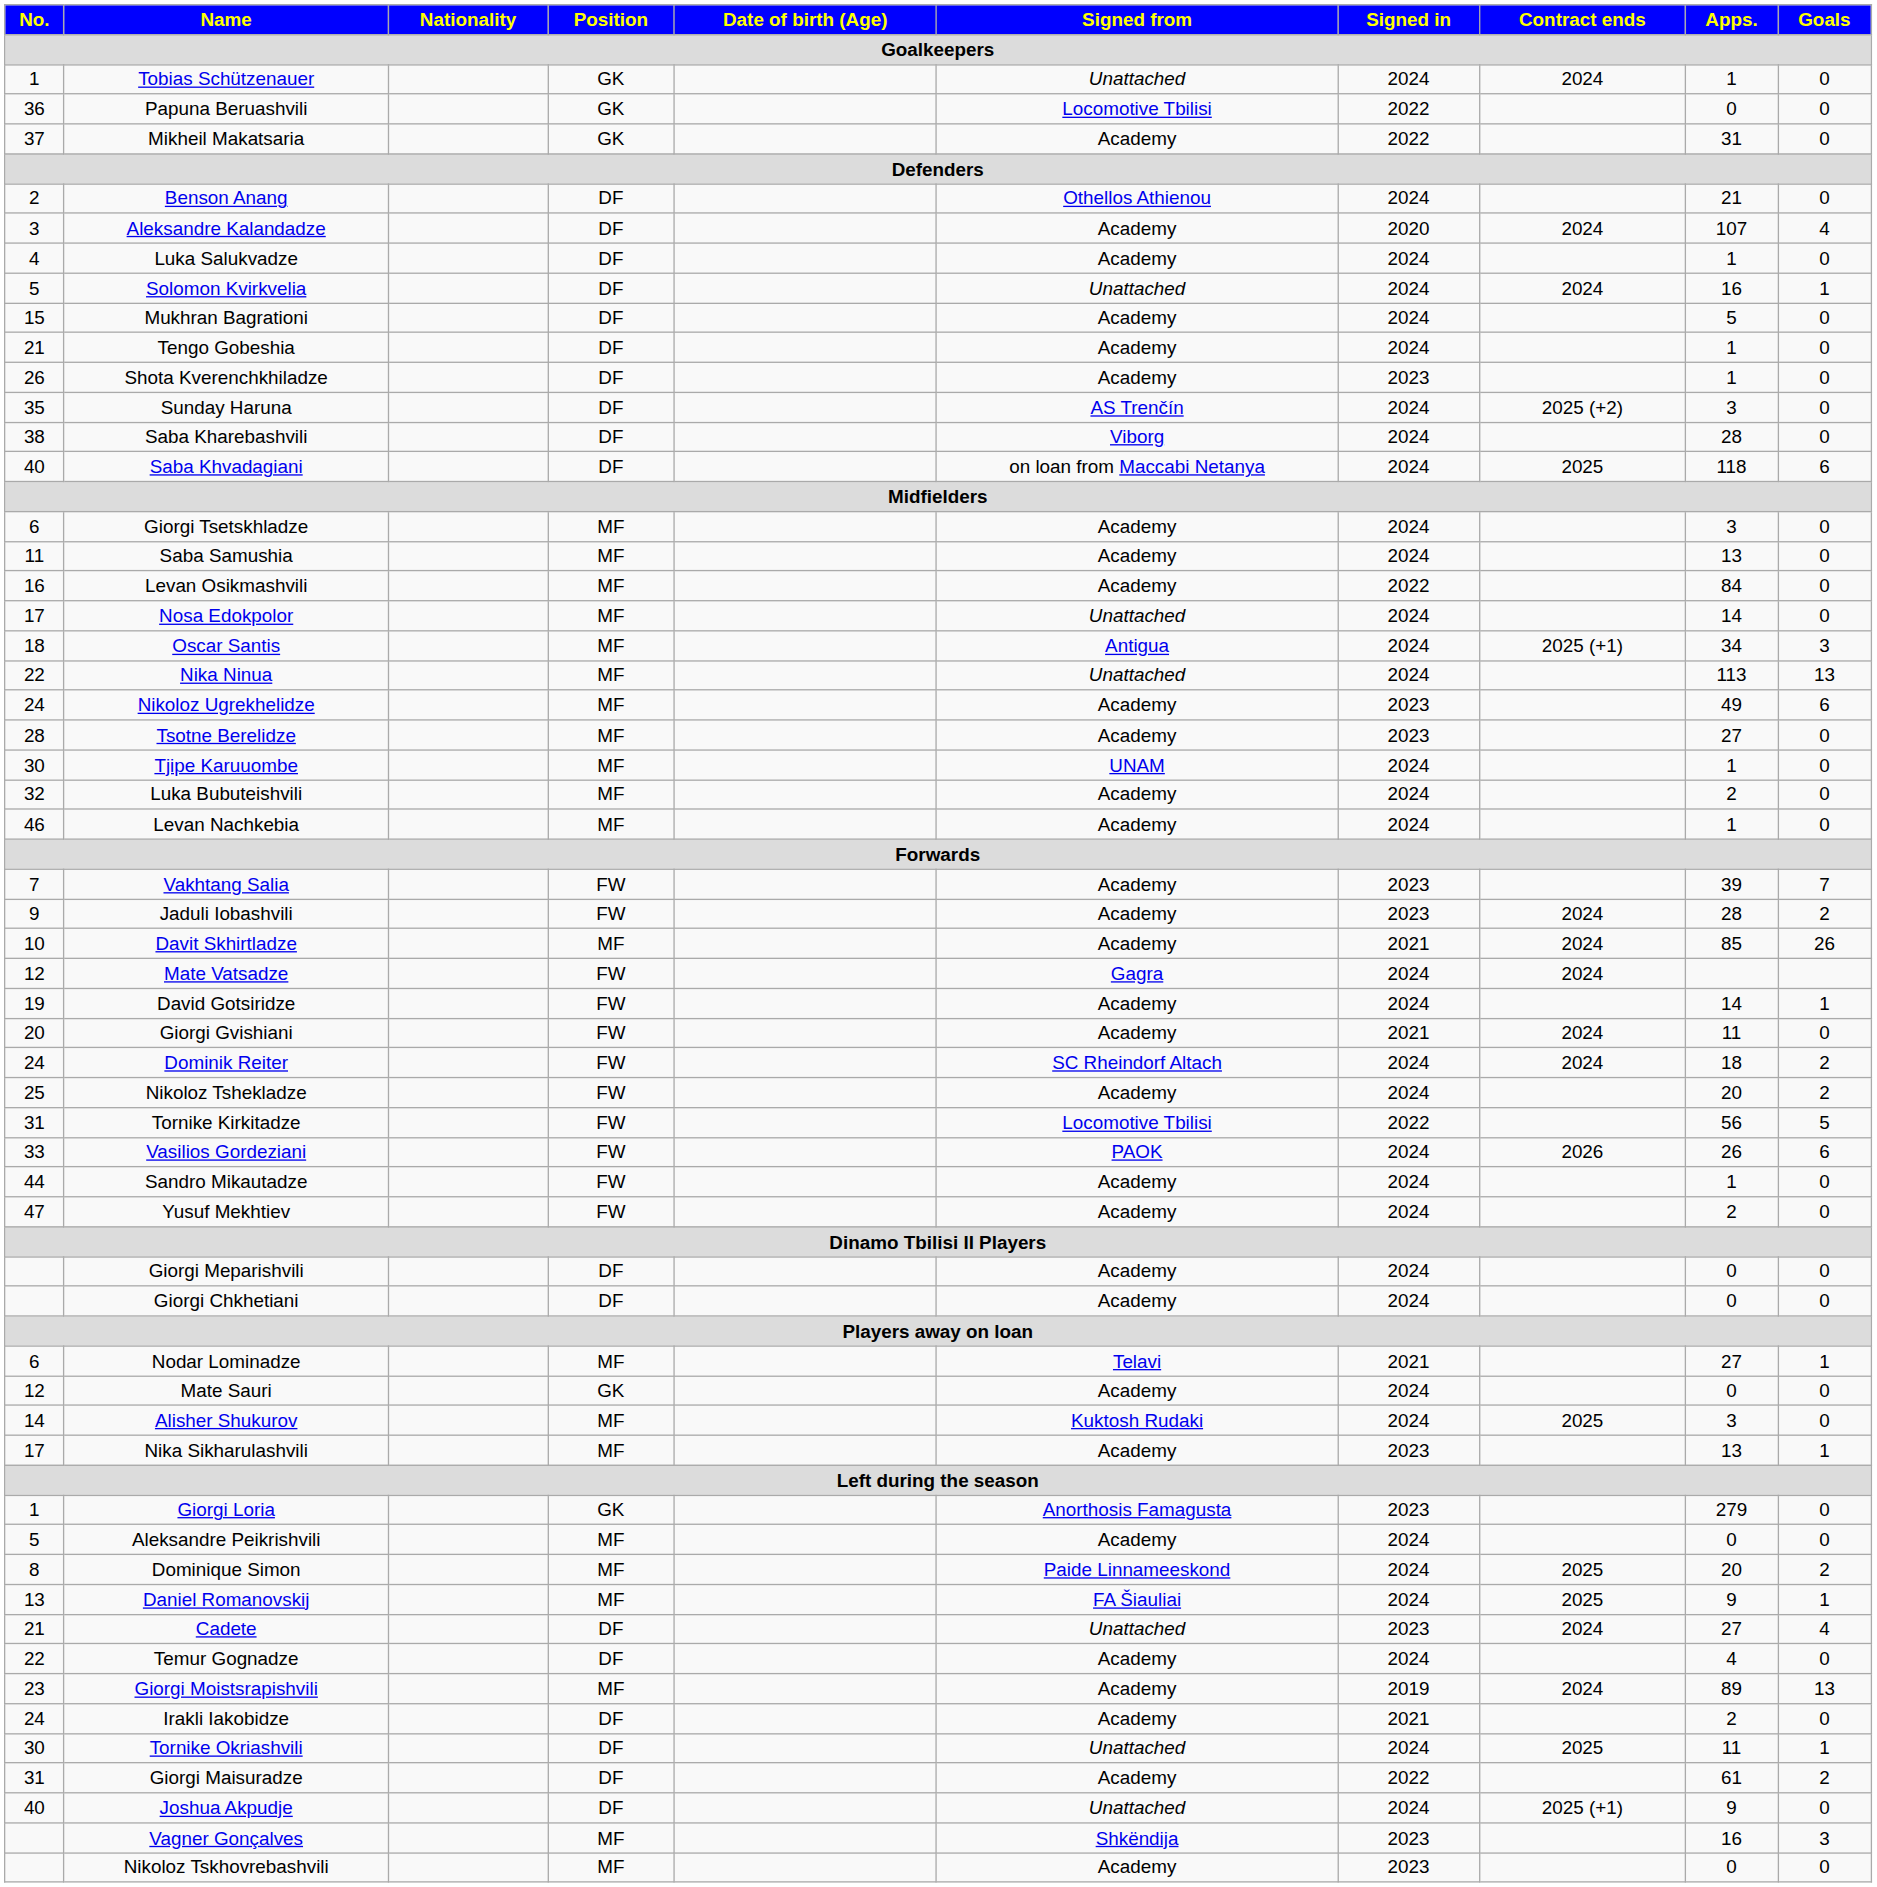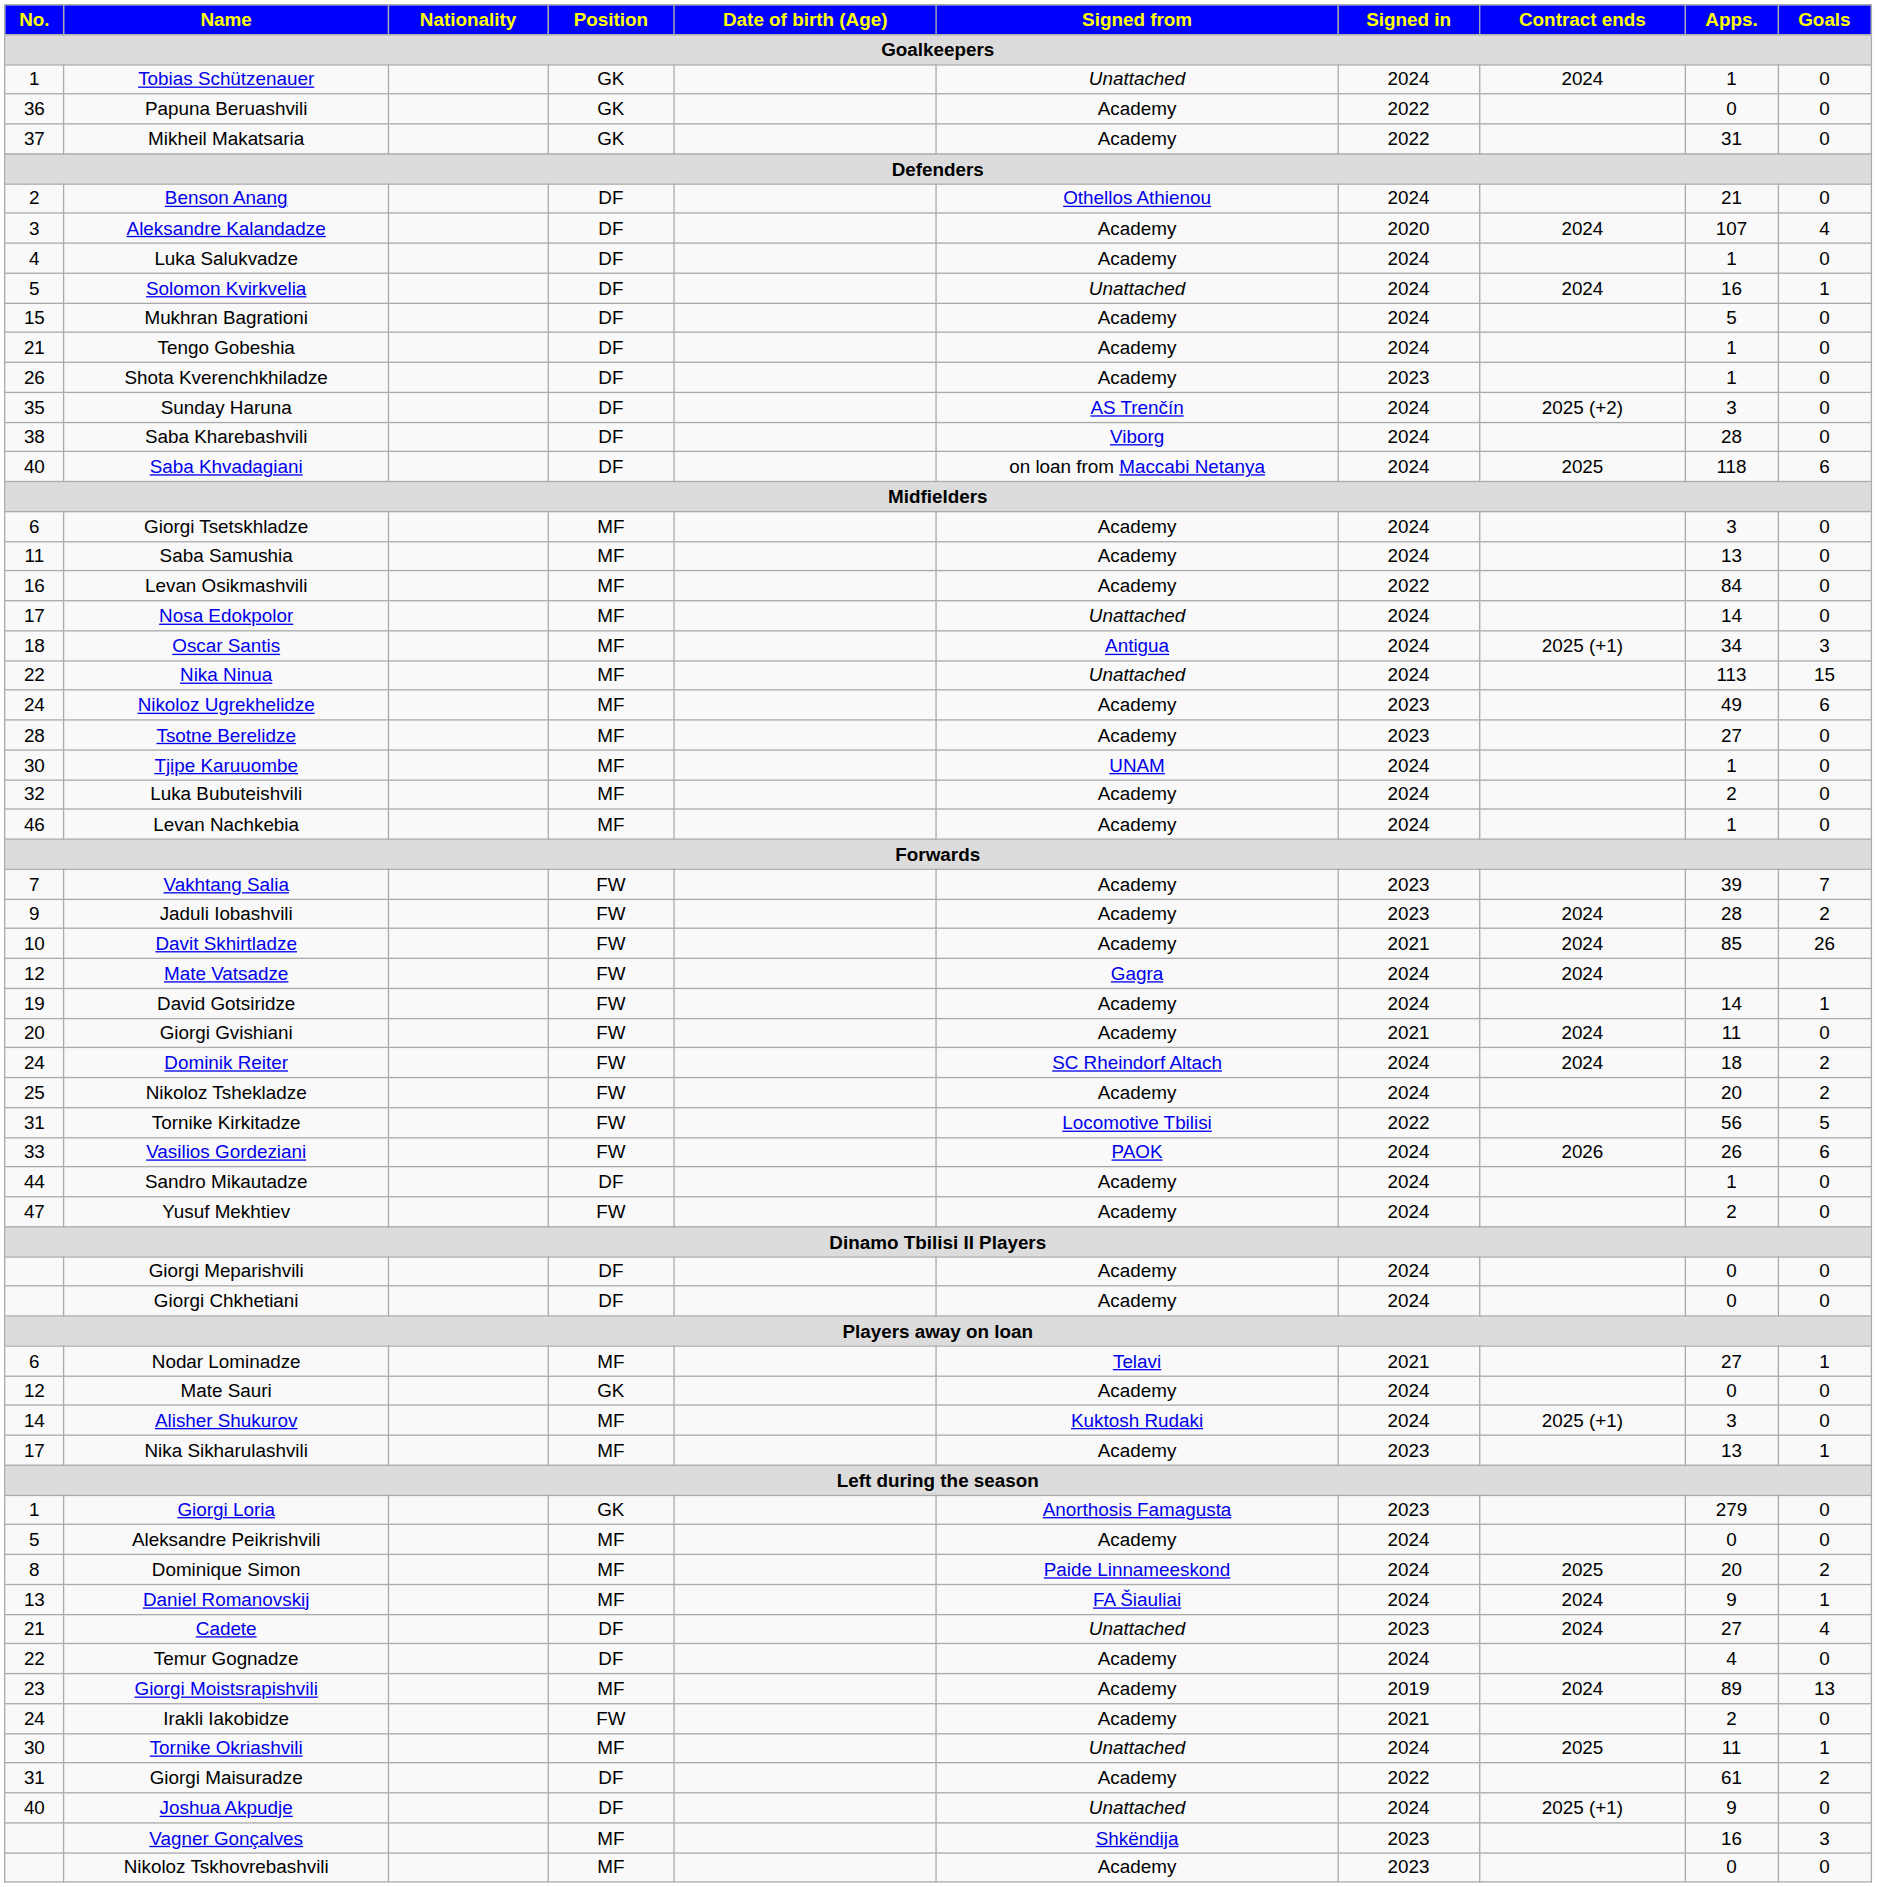(1137, 109) Locomotive Tbilisi -> (1137, 109) Academy
(1824, 676) 13 -> (1824, 676) 15
(611, 944) MF -> (611, 944) FW
(611, 1182) FW -> (611, 1182) DF
(1582, 1421) 2025 -> (1582, 1421) 2025 (+1)
(1582, 1599) 2025 -> (1582, 1599) 2024
(611, 1719) DF -> (611, 1719) FW
(611, 1748) DF -> (611, 1748) MF
